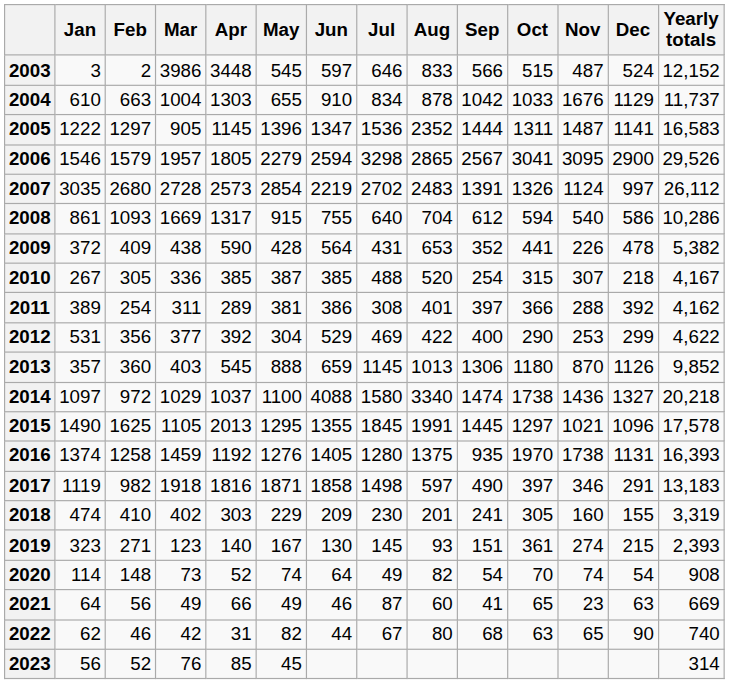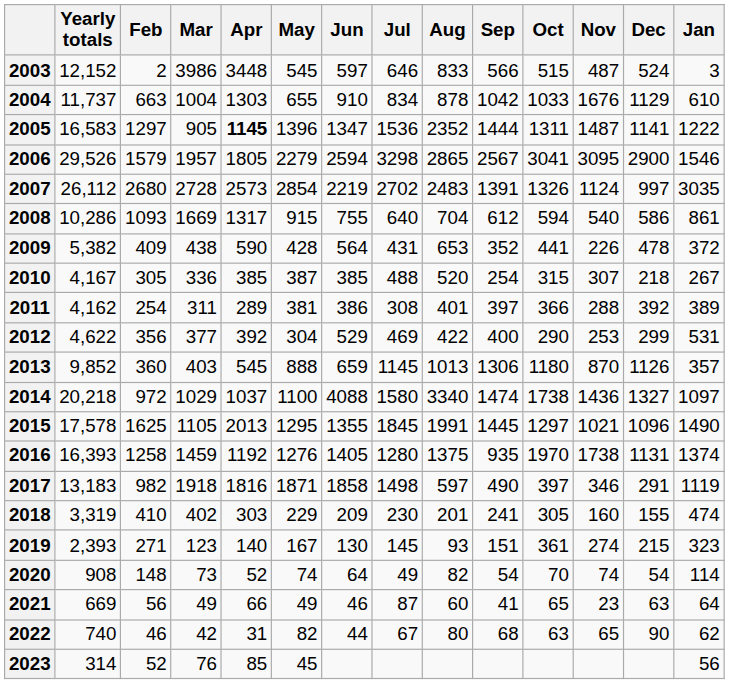columns swapped: (80, 29) <-> (691, 29)
(232, 129) normal -> (247, 129) bold
